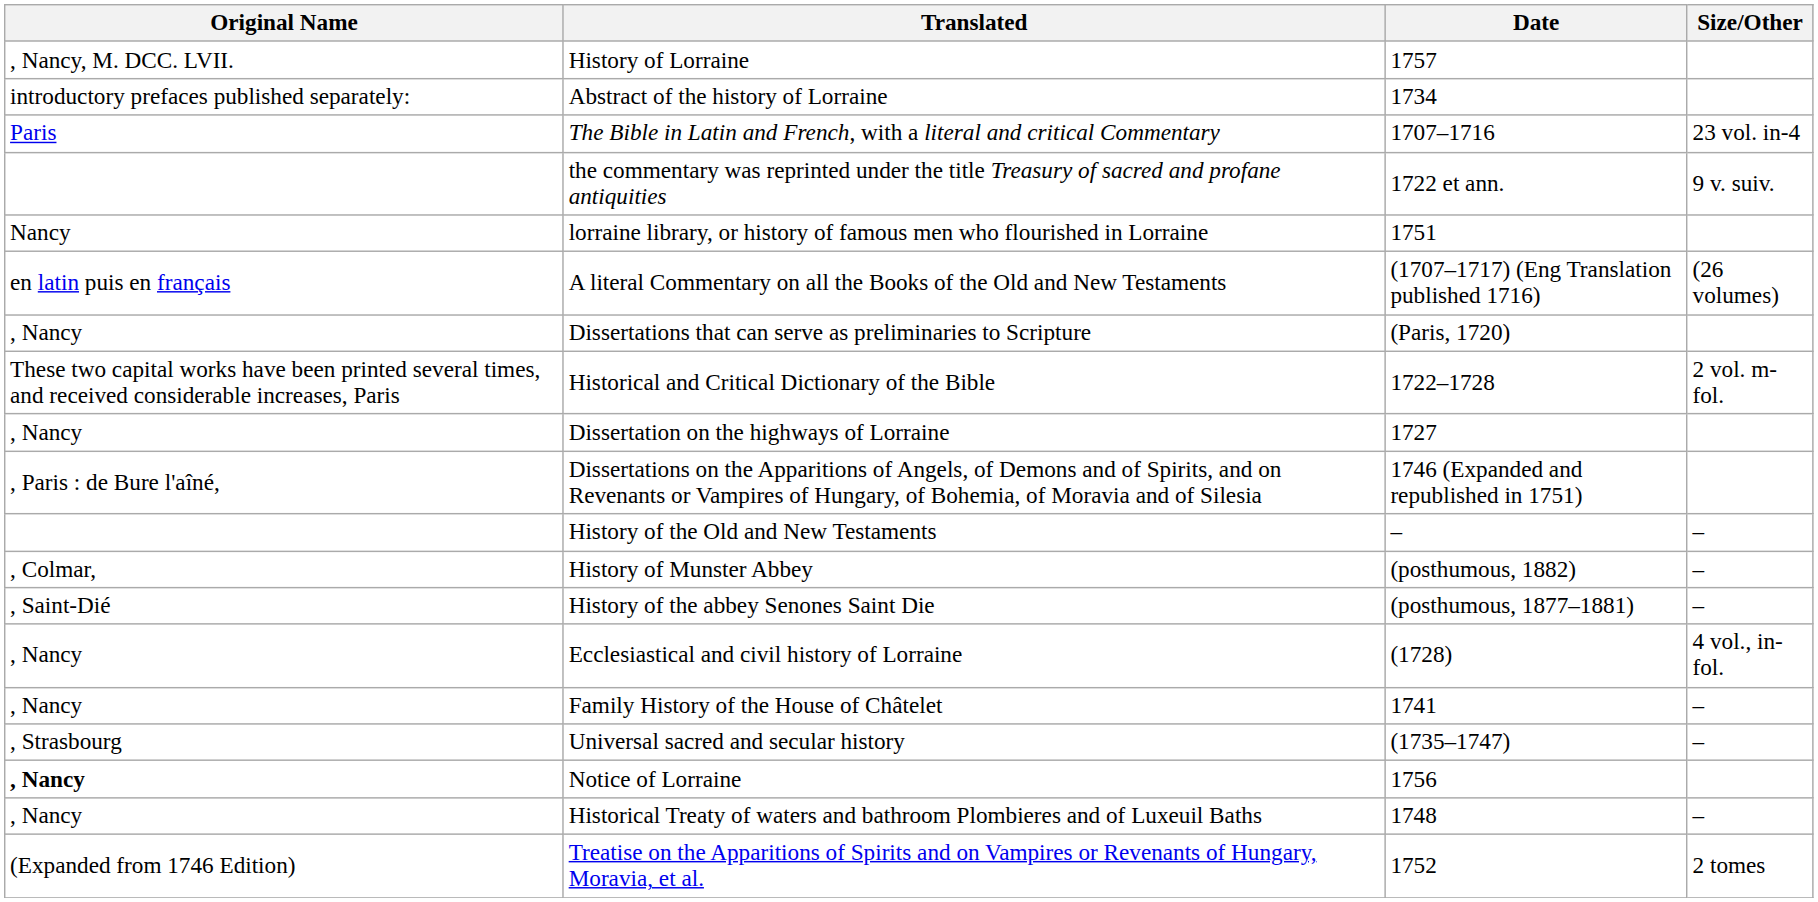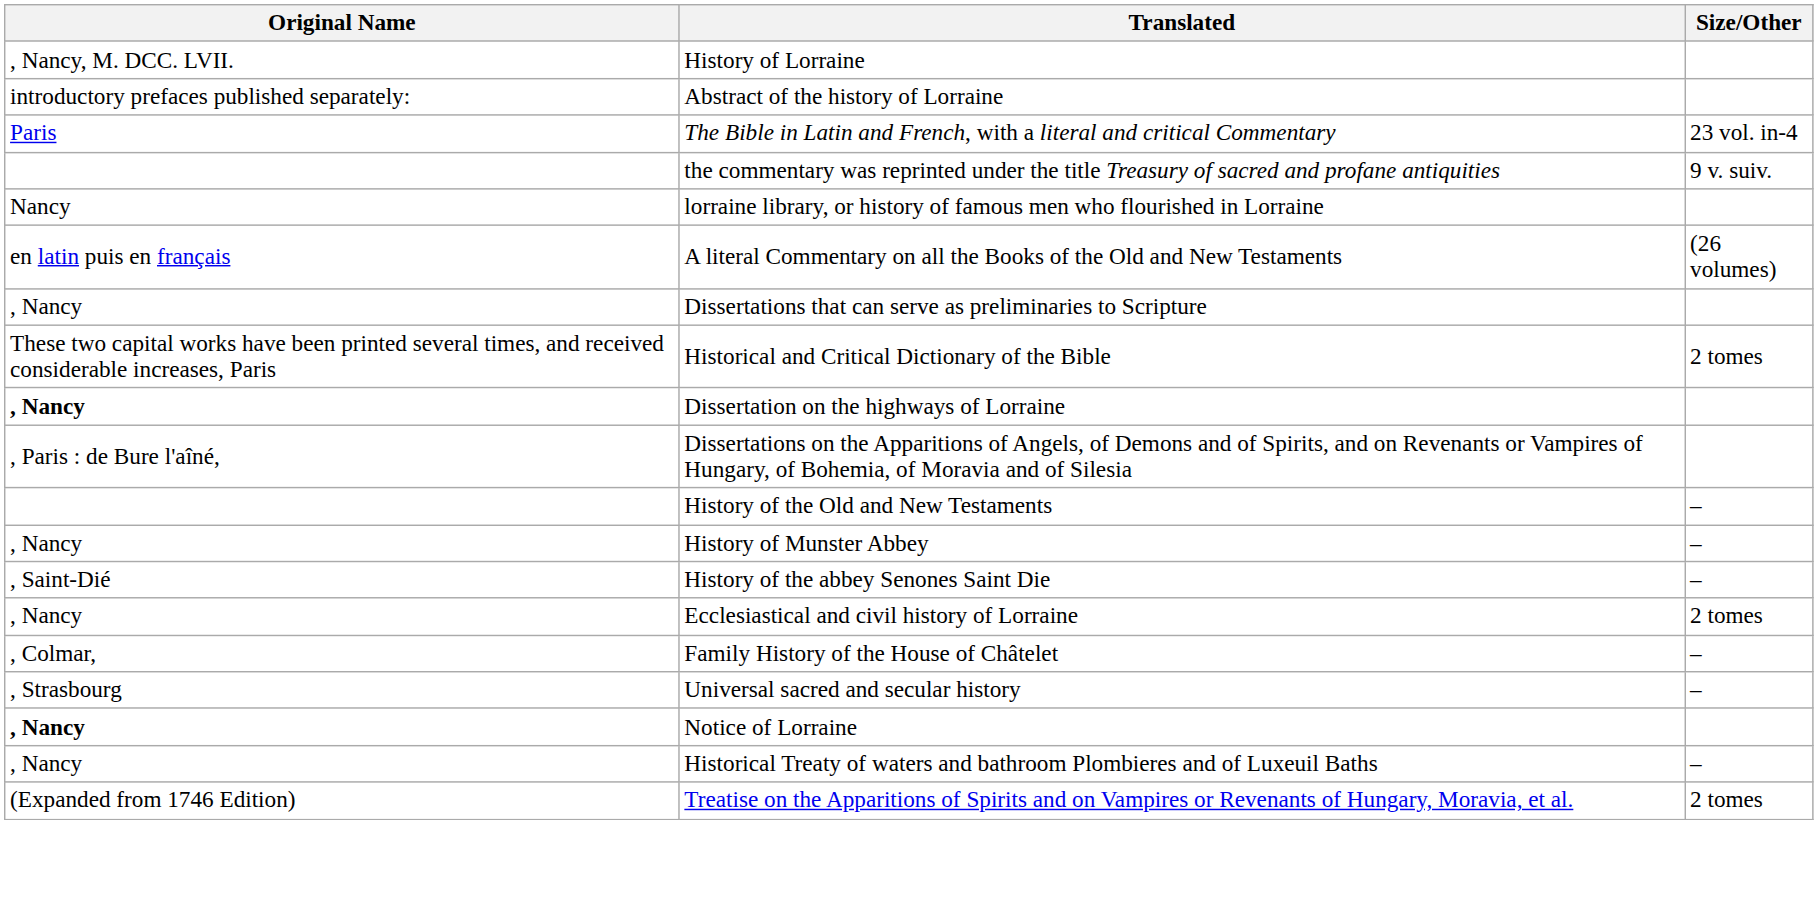- column: (1536, 22)
(1735, 382) 2 vol. m-fol. -> (1726, 356) 2 tomes
(46, 432) normal -> (47, 406) bold
(53, 568) , Colmar, -> (46, 542) , Nancy
(1738, 655) 4 vol., in-fol. -> (1726, 616) 2 tomes
(46, 705) , Nancy -> (53, 653) , Colmar,
